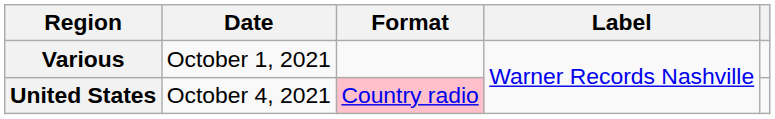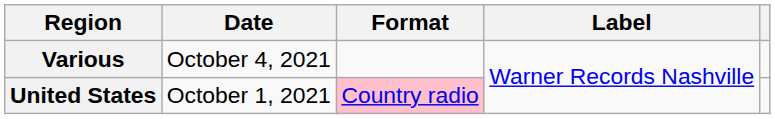(249, 58) October 1, 2021 -> (249, 58) October 4, 2021
(249, 95) October 4, 2021 -> (249, 95) October 1, 2021
